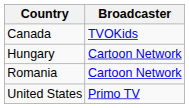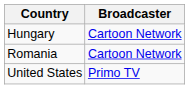- row: (29, 34)
